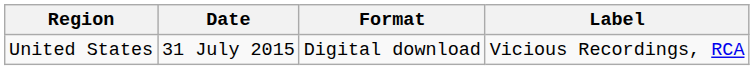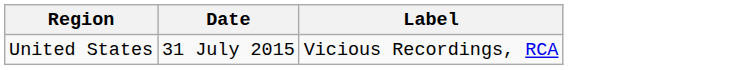- column: (392, 20)
